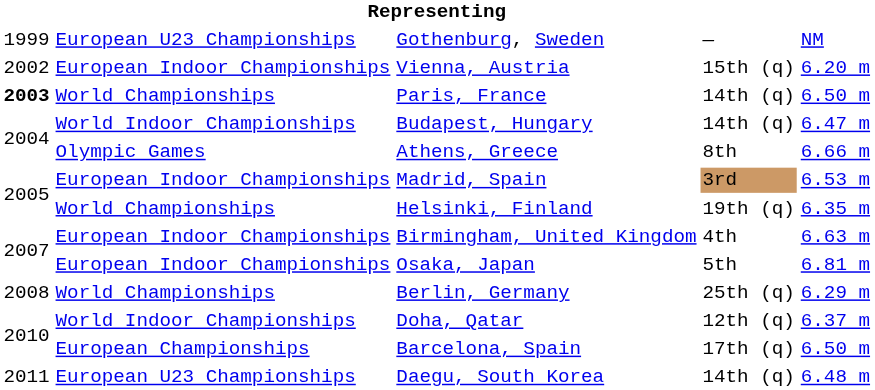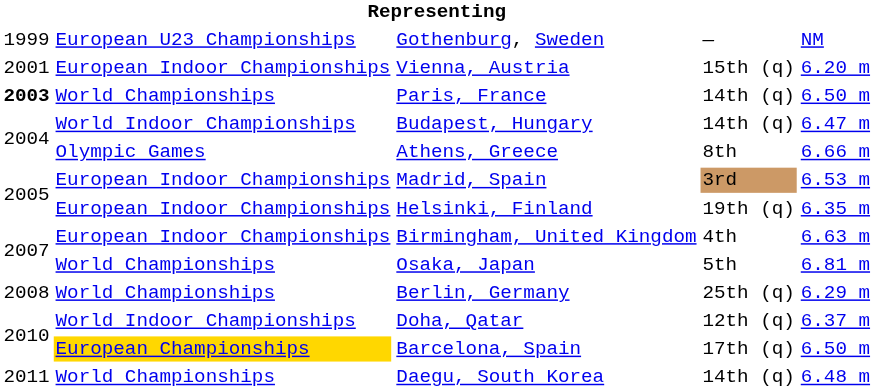(27, 68) 2002 -> (27, 68) 2001
(165, 208) World Championships -> (223, 208) European Indoor Championships
(223, 265) European Indoor Championships -> (165, 265) World Championships
(183, 349) no background -> (183, 349) gold background
(206, 377) European U23 Championships -> (165, 377) World Championships
